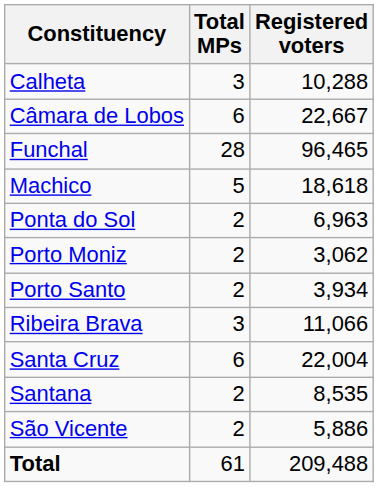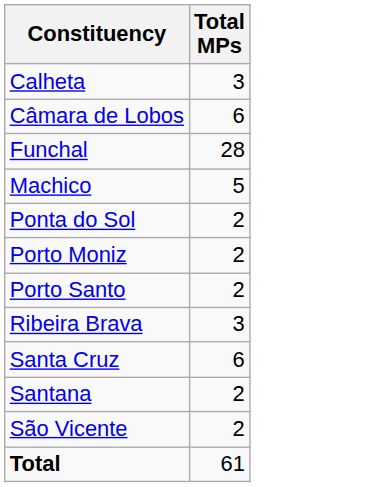- column: (312, 34)
